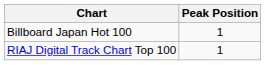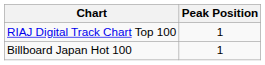rows swapped: (69, 32) <-> (92, 50)
